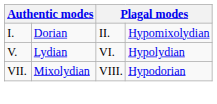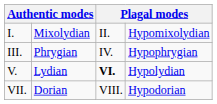(50, 33) Dorian -> (62, 33) Mixolydian
+ row: (15, 52)
(107, 52) normal -> (107, 71) bold
(62, 71) Mixolydian -> (50, 90) Dorian
